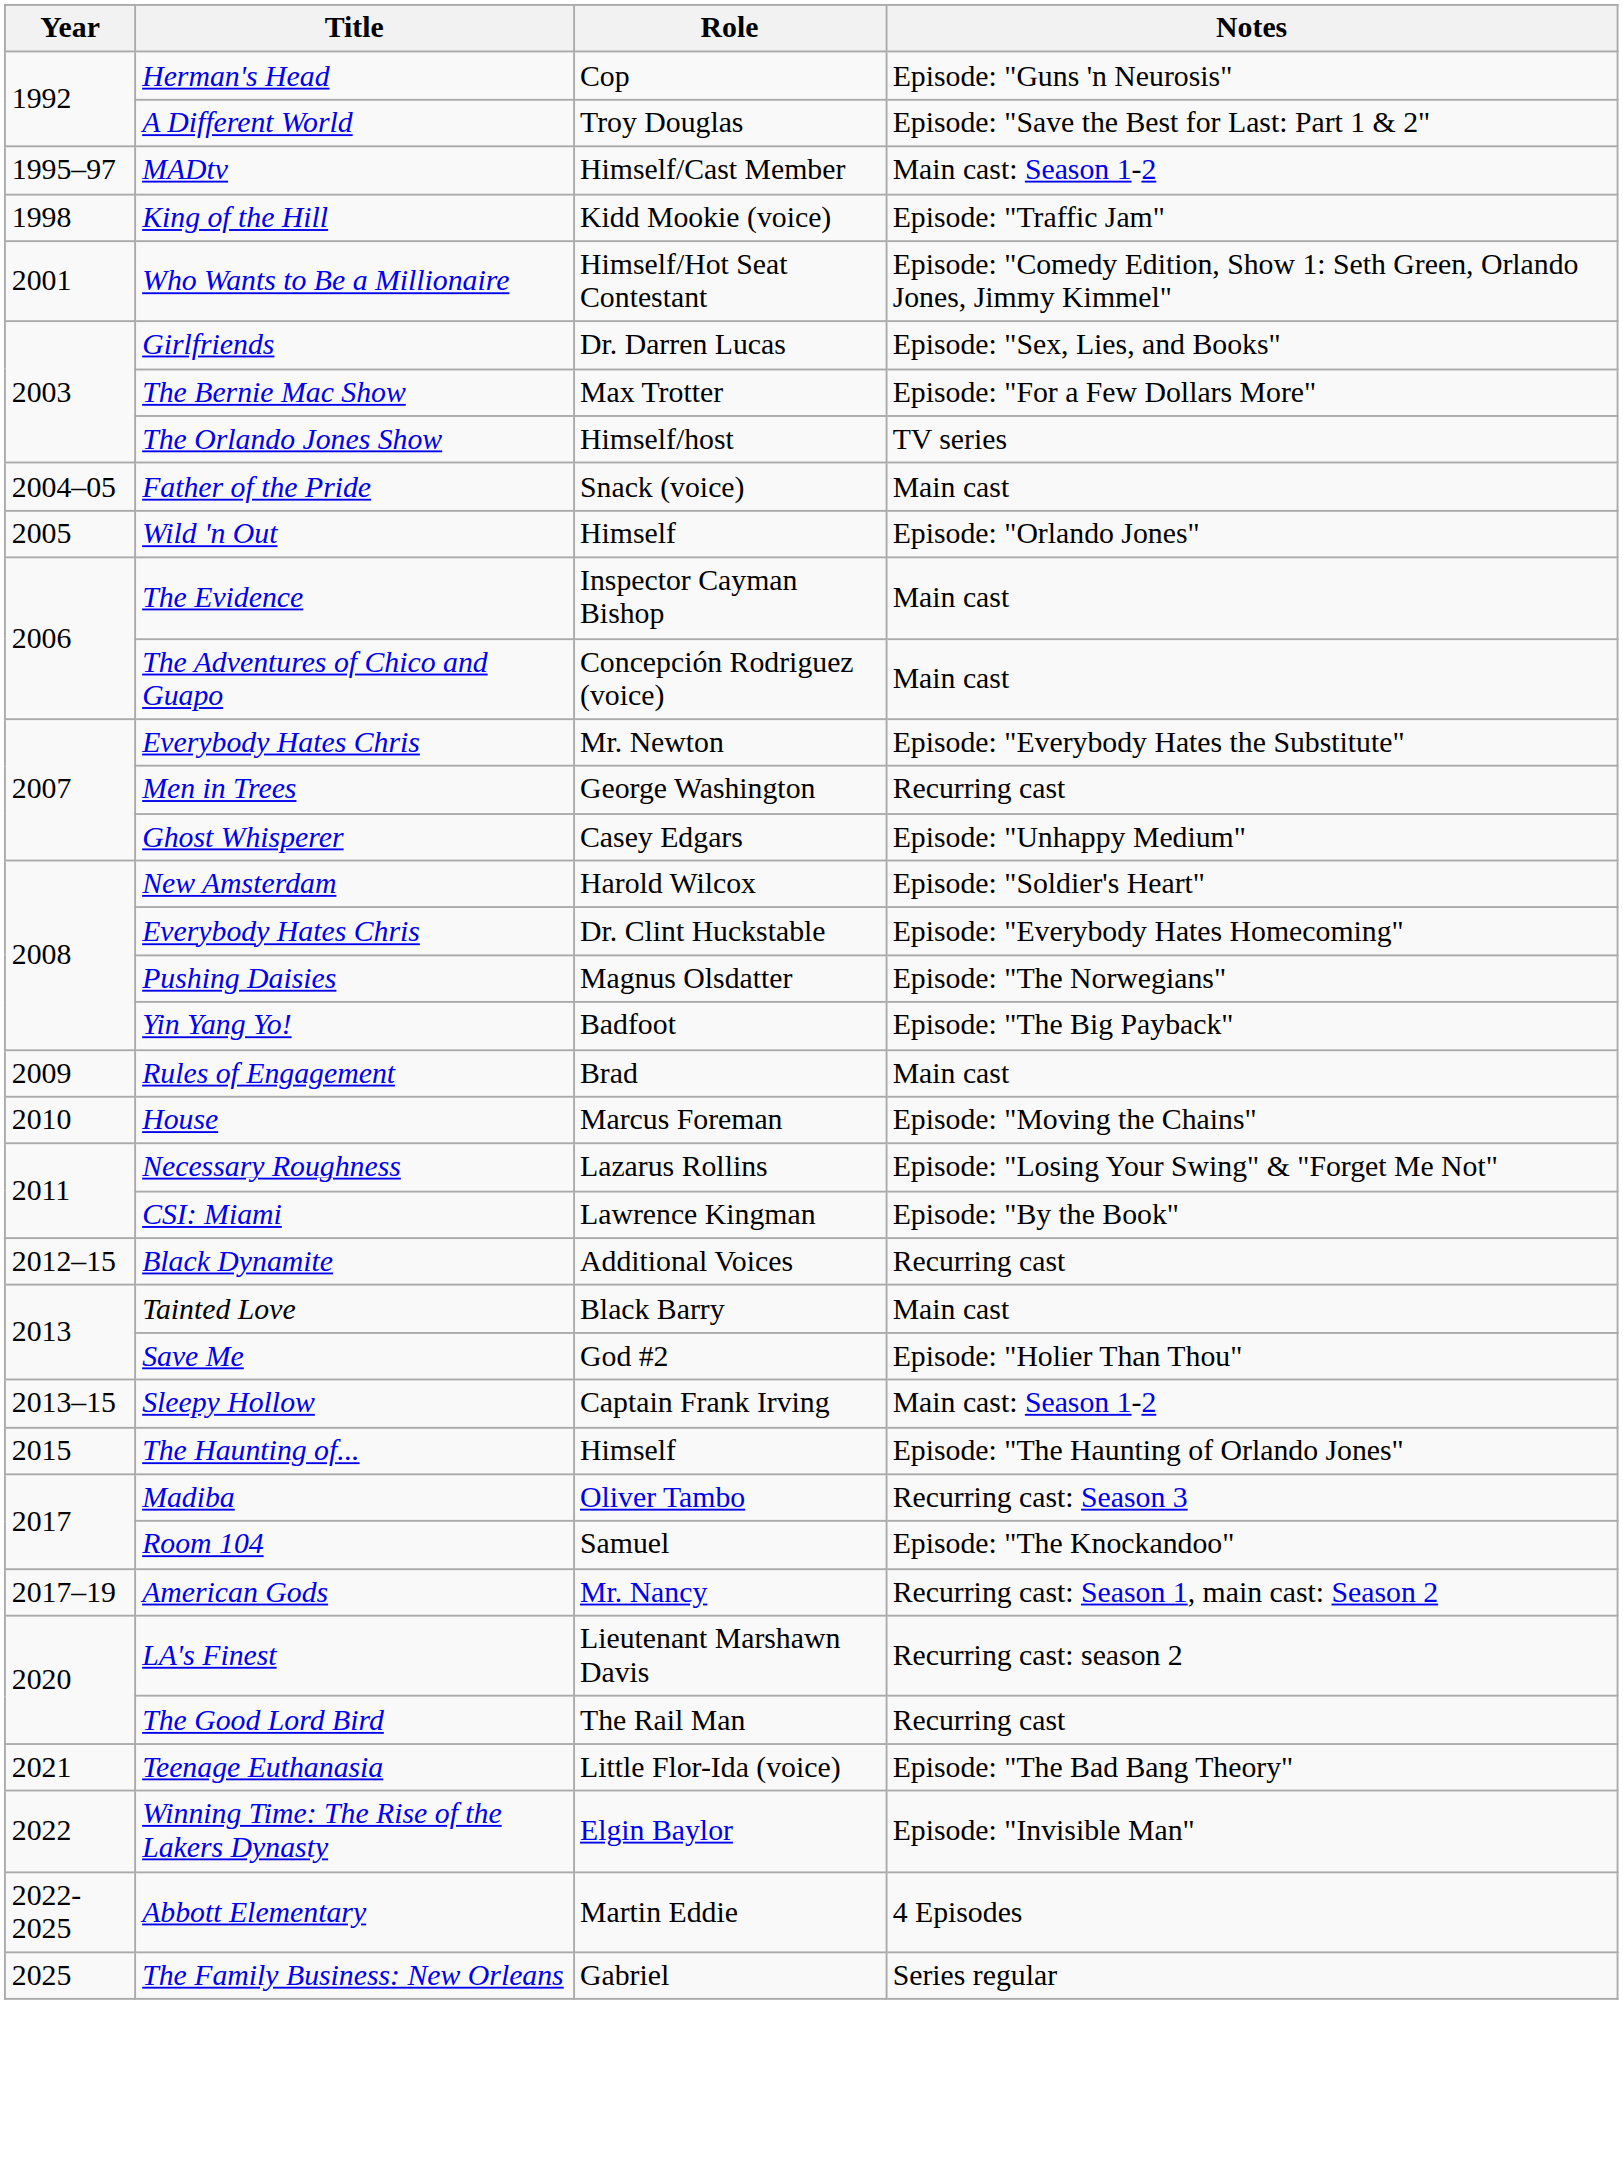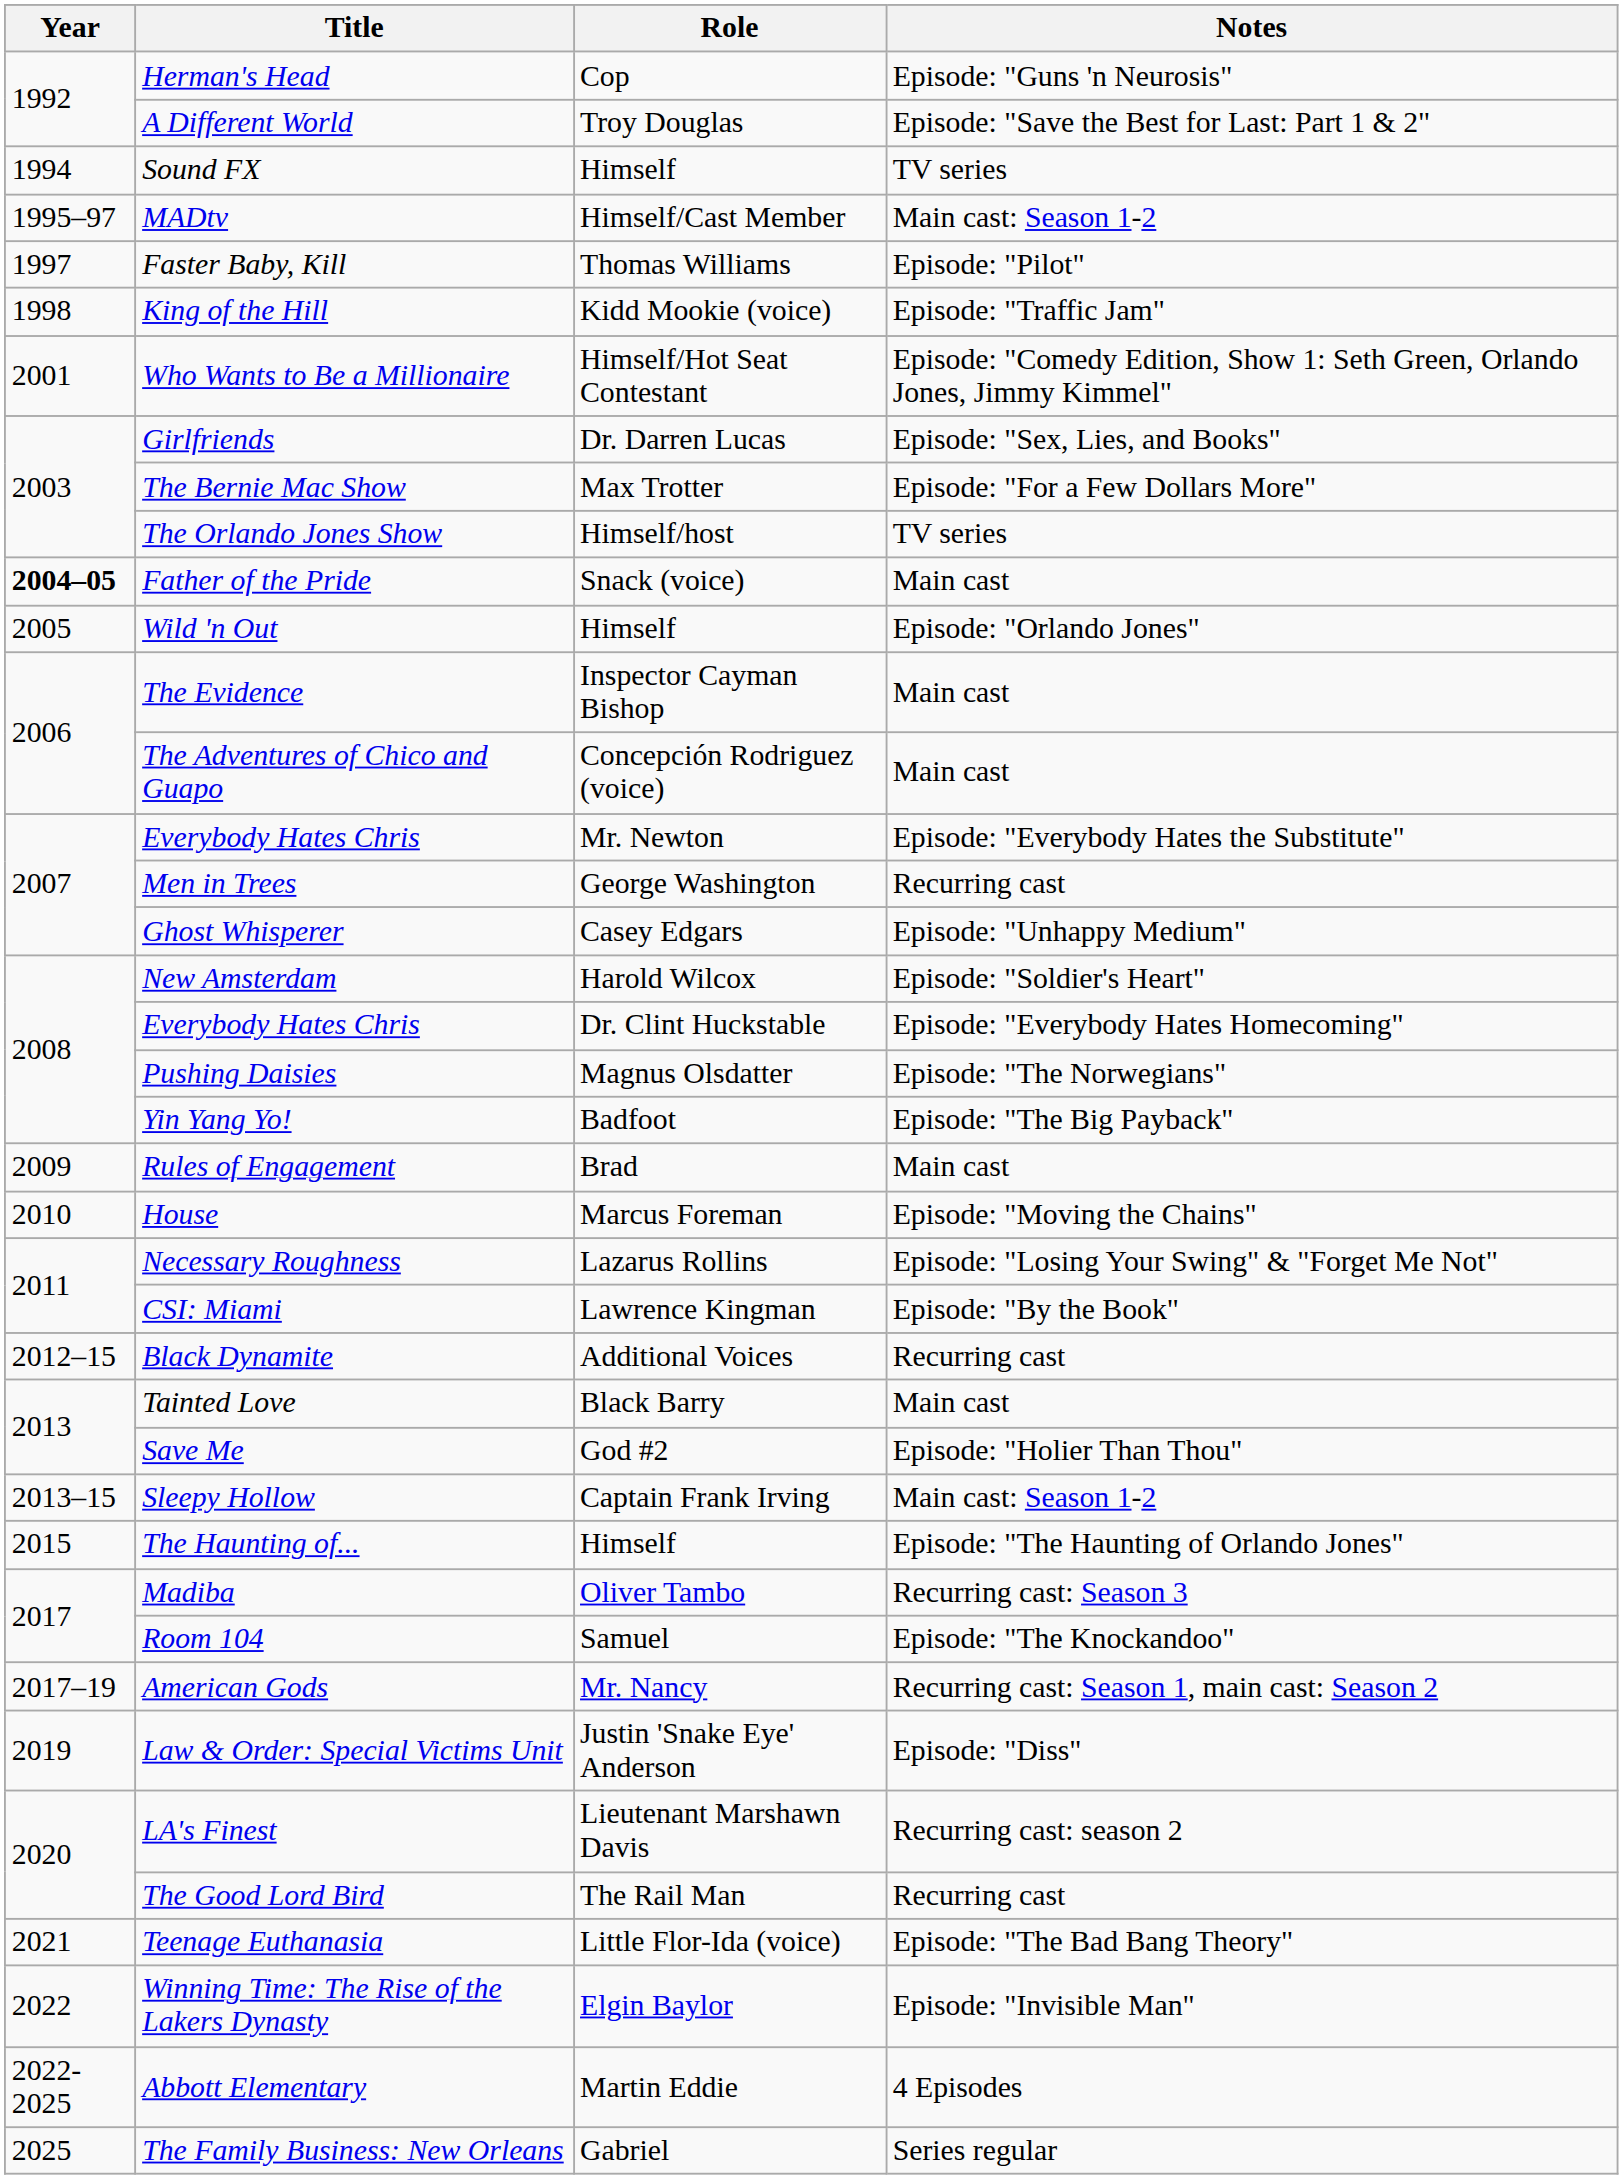+ row: (201, 169)
+ row: (244, 264)
(64, 486) normal -> (64, 580) bold
+ row: (353, 1749)
